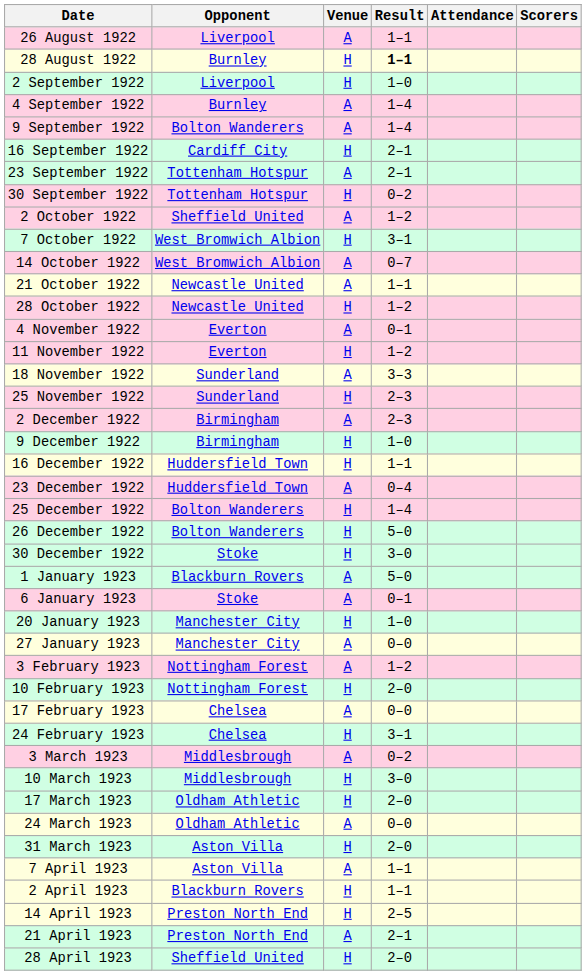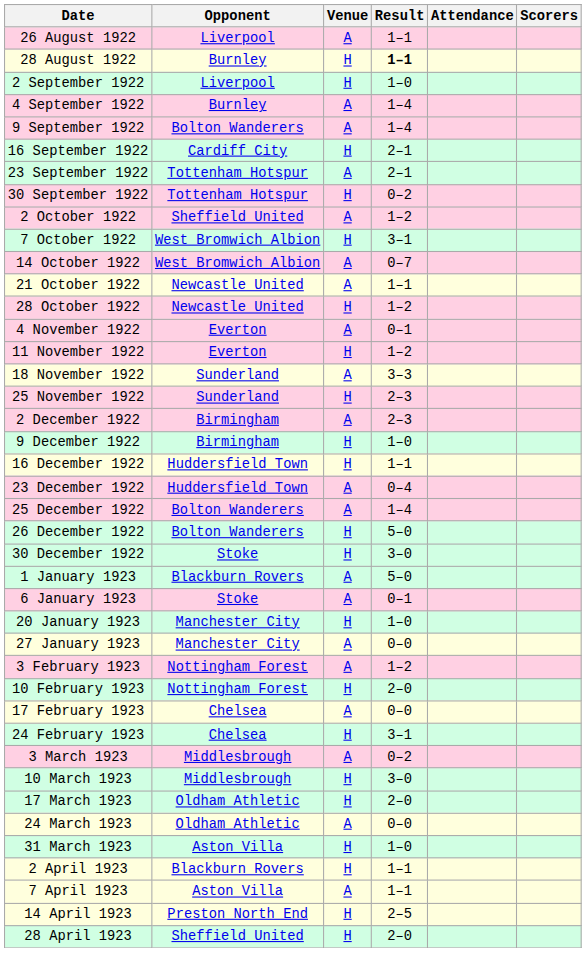(348, 510) H -> (348, 510) A
(400, 847) 2–0 -> (400, 847) 1–0
rows swapped: (78, 892) <-> (78, 869)
- row: (78, 937)
